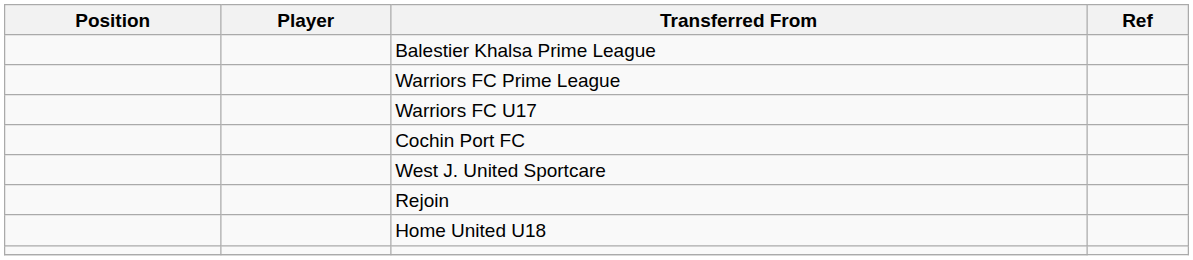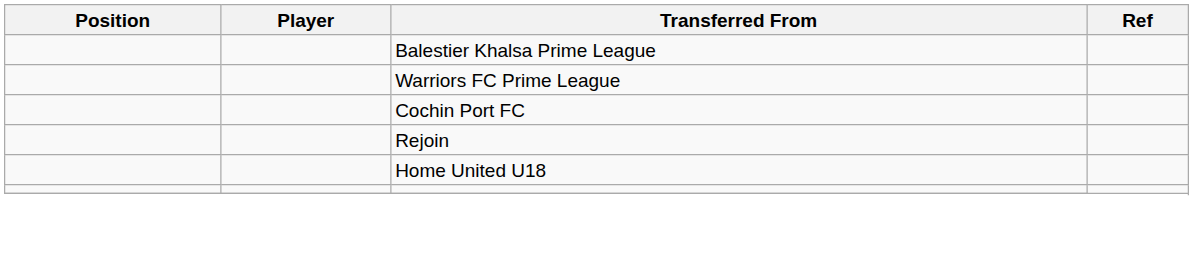- row: (113, 110)
- row: (113, 170)
